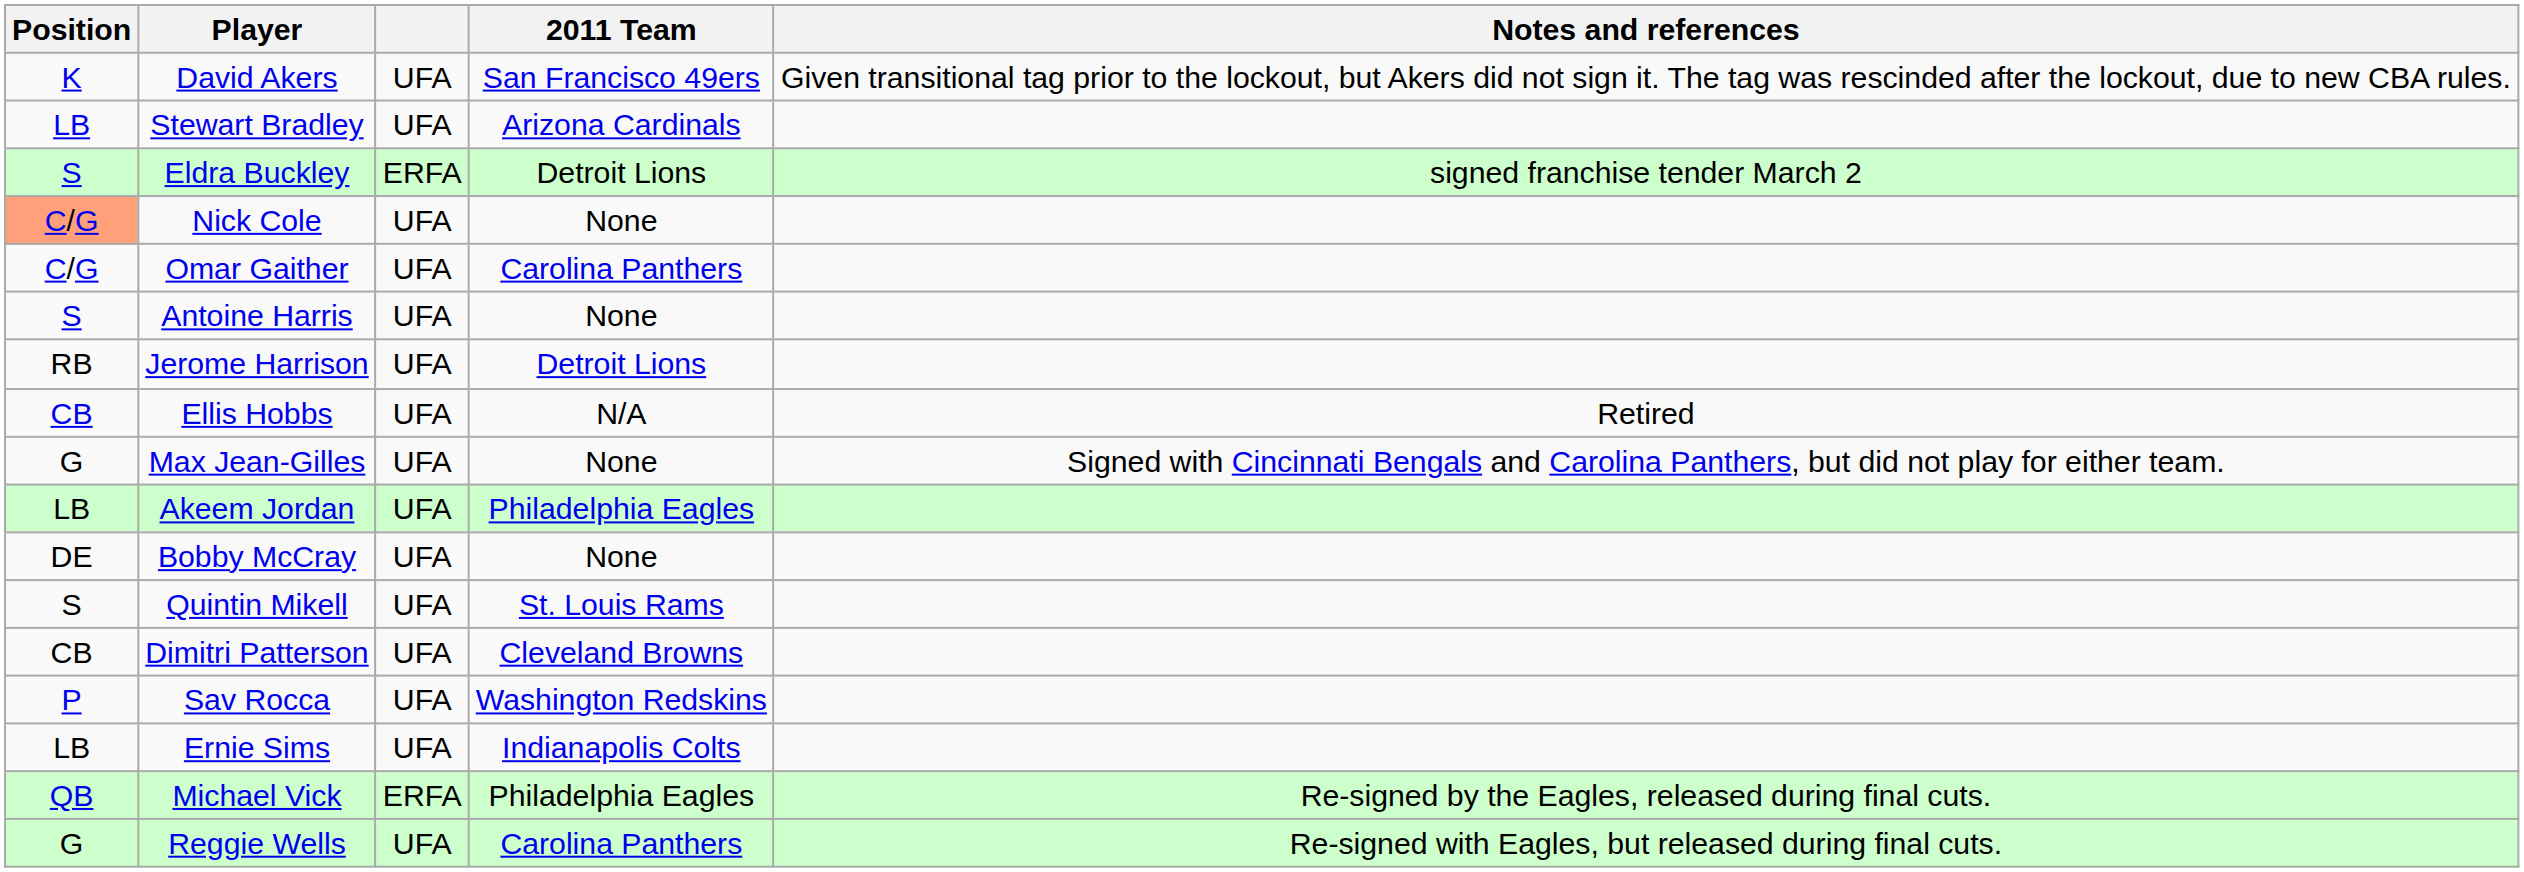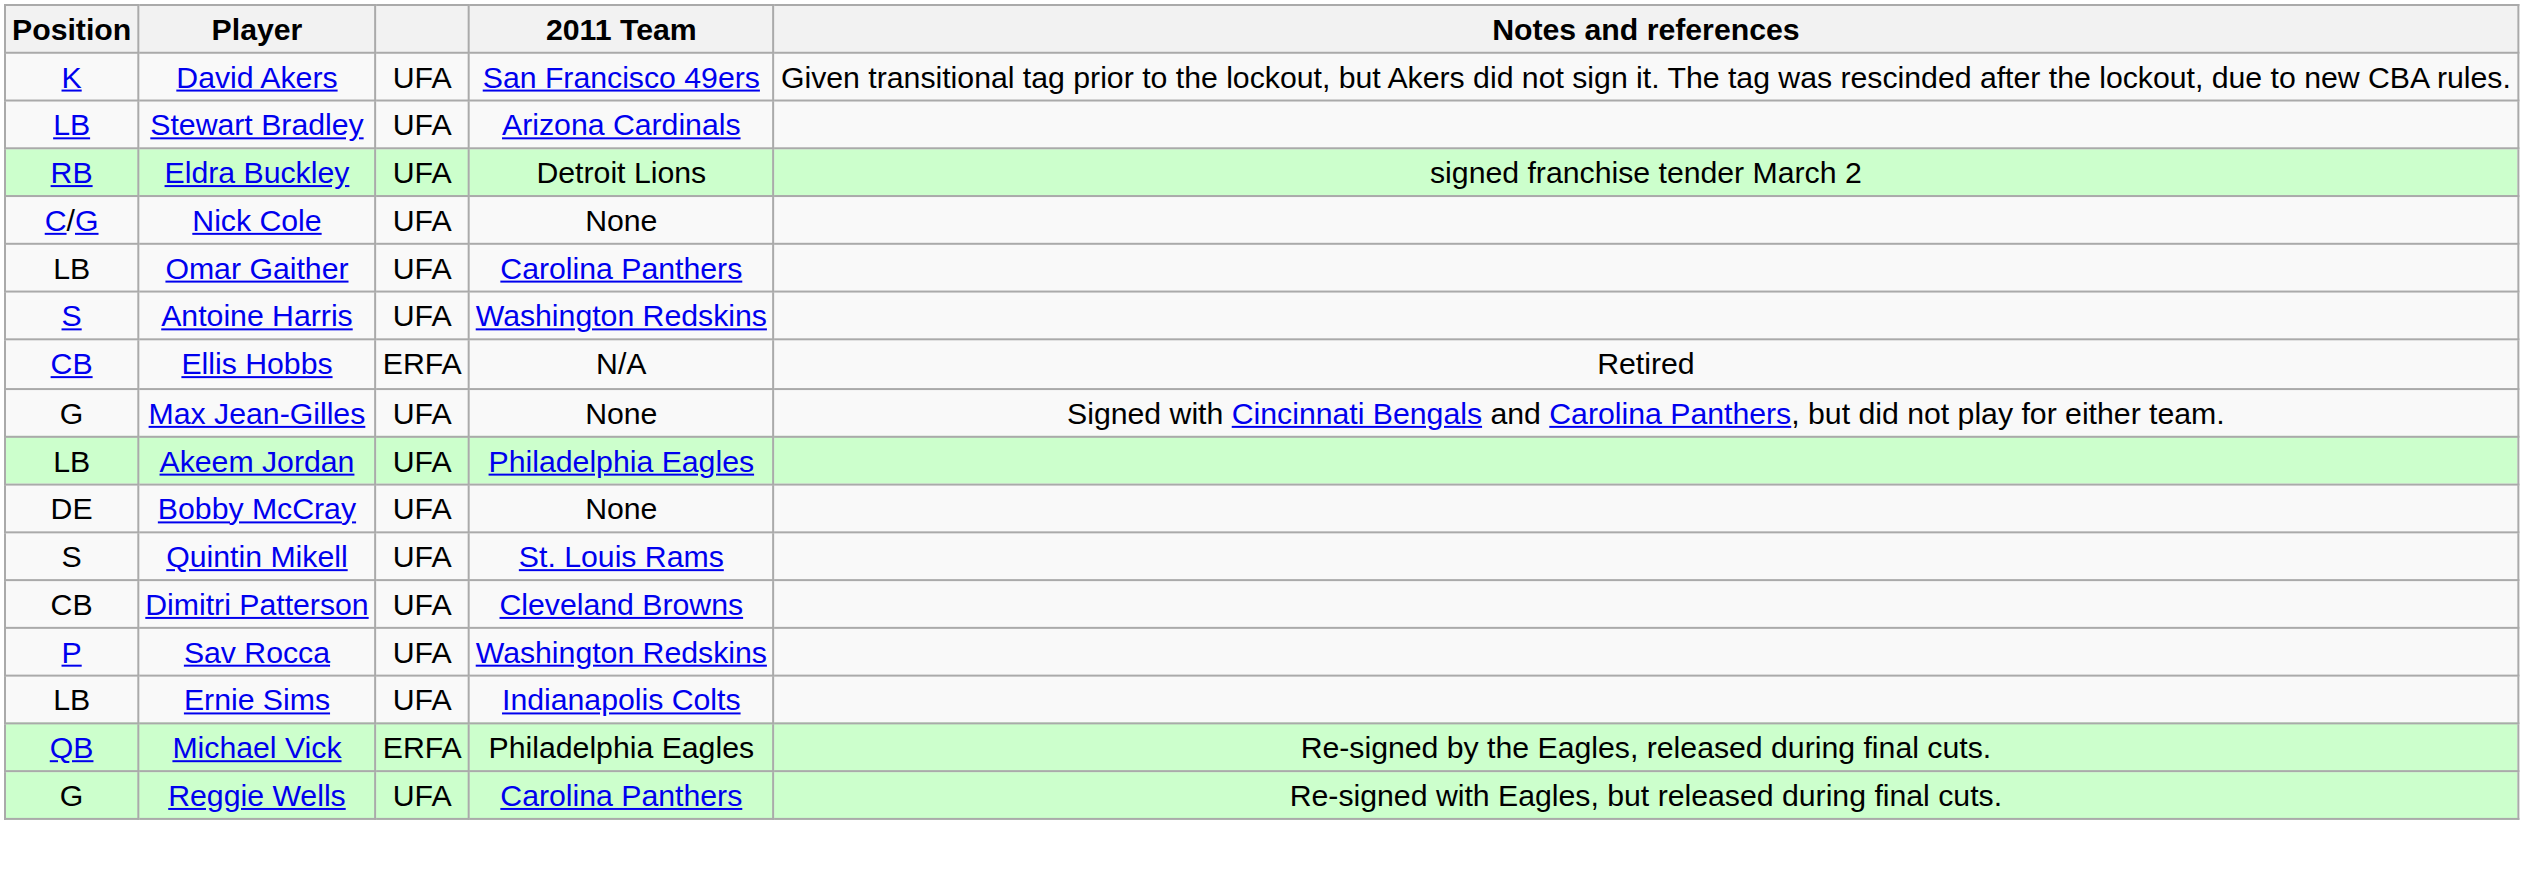(72, 173) S -> (72, 173) RB
(422, 173) ERFA -> (422, 173) UFA
(72, 221) lightsalmon background -> (72, 221) no background
(72, 269) C/G -> (72, 269) LB
(621, 316) None -> (621, 316) Washington Redskins
- row: (257, 364)
(422, 412) UFA -> (422, 364) ERFA
